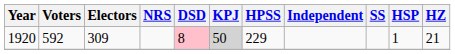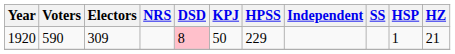(53, 37) 592 -> (53, 37) 590
(220, 37) lightgrey background -> (220, 37) no background
